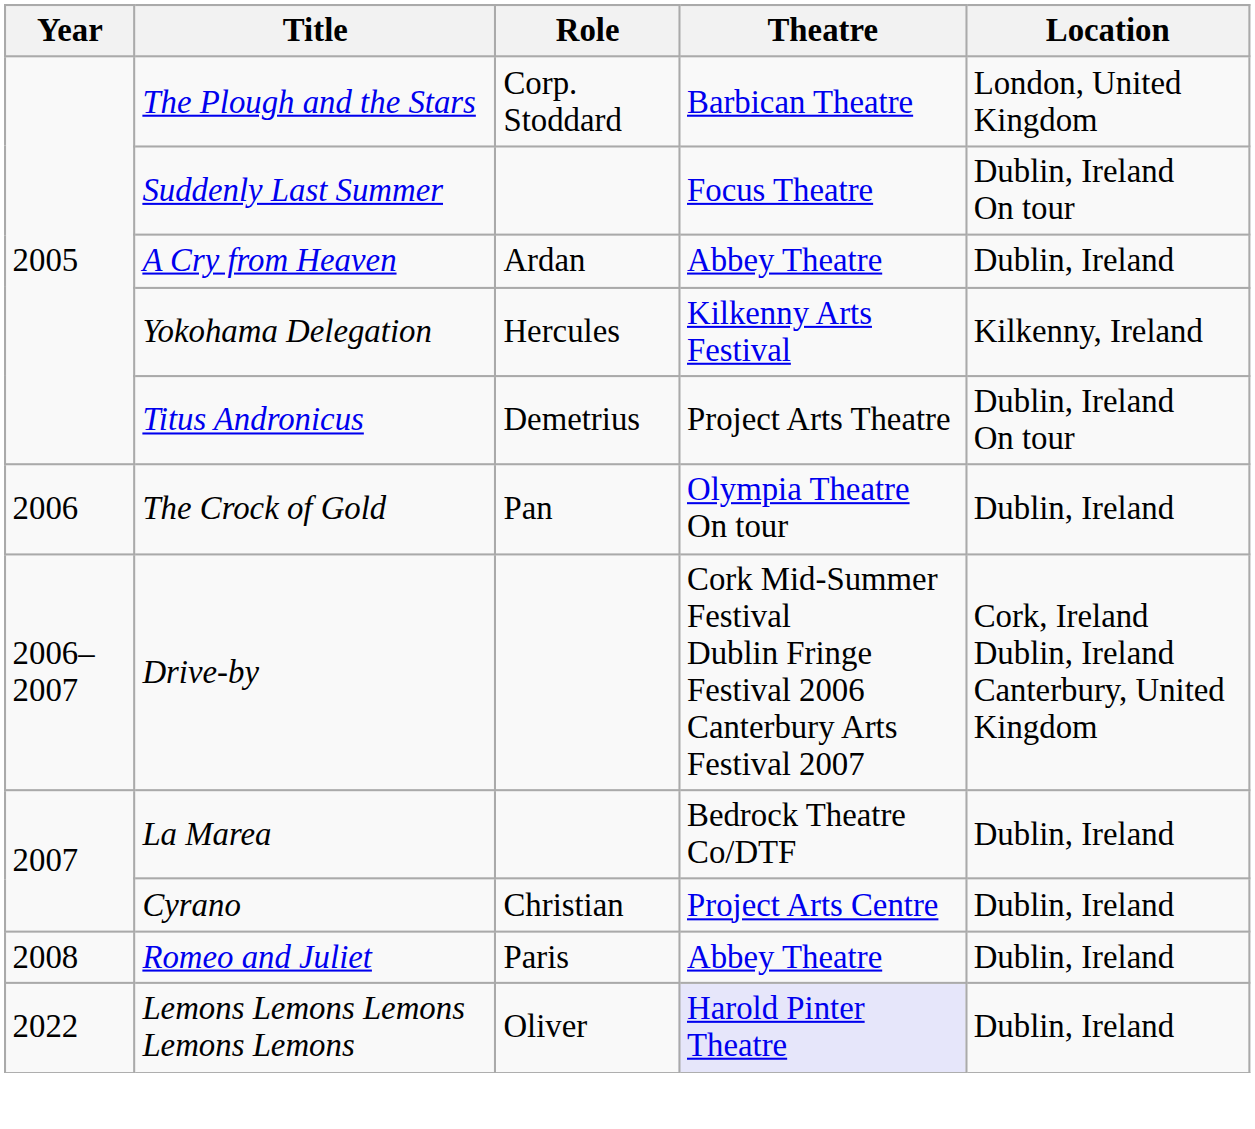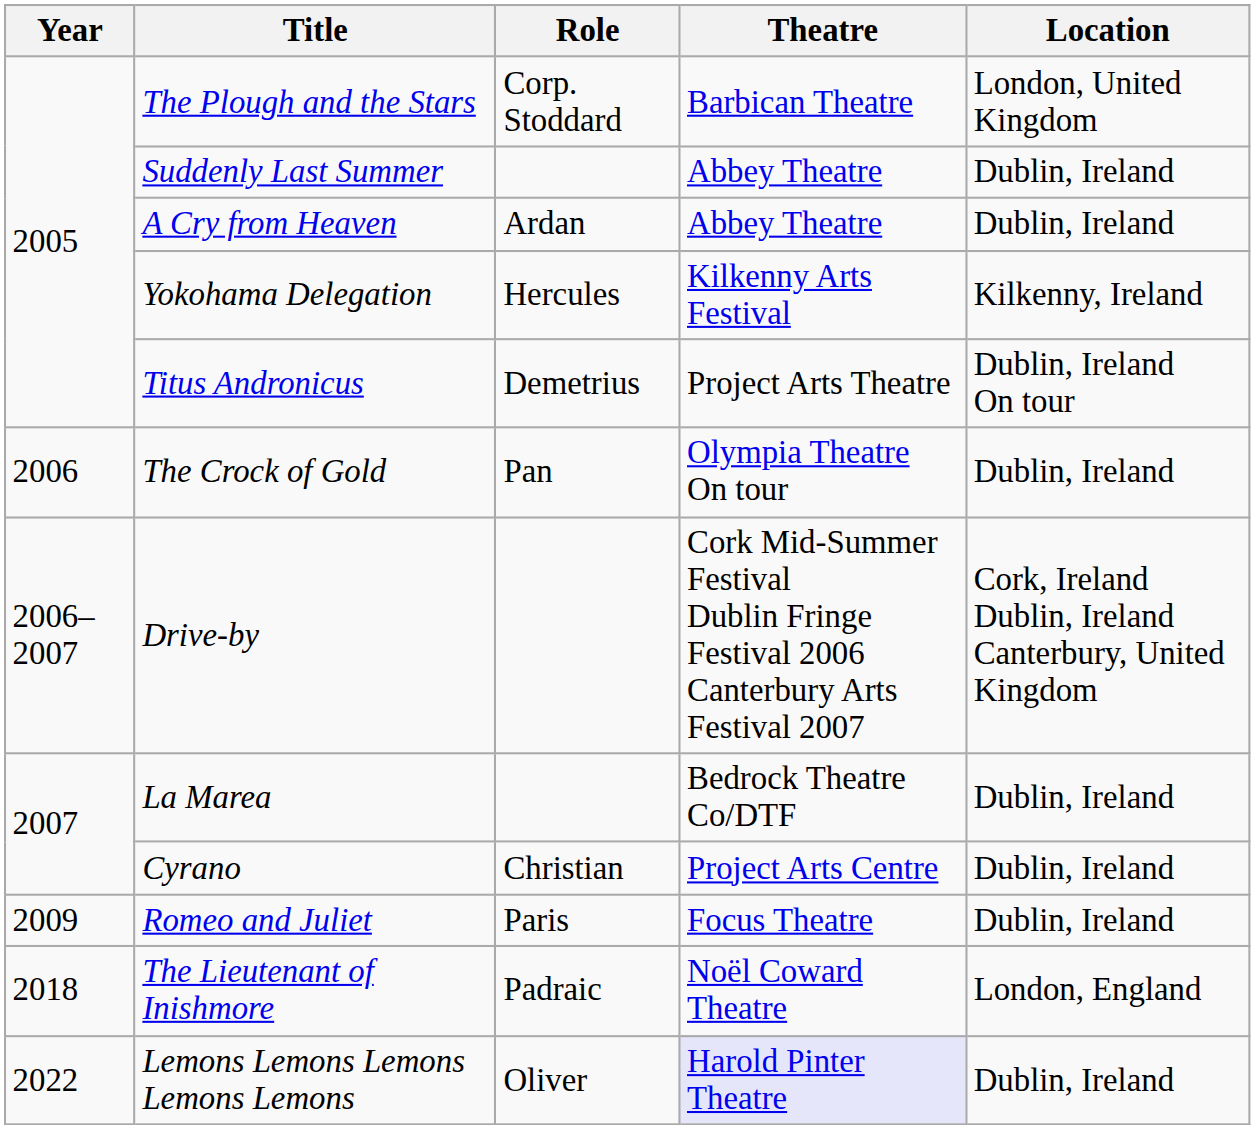(780, 189) Focus Theatre -> (785, 171) Abbey Theatre
(1074, 189) Dublin, Ireland On tour -> (1074, 171) Dublin, Ireland
(45, 956) 2008 -> (45, 919) 2009
(785, 956) Abbey Theatre -> (780, 919) Focus Theatre
+ row: (258, 990)
